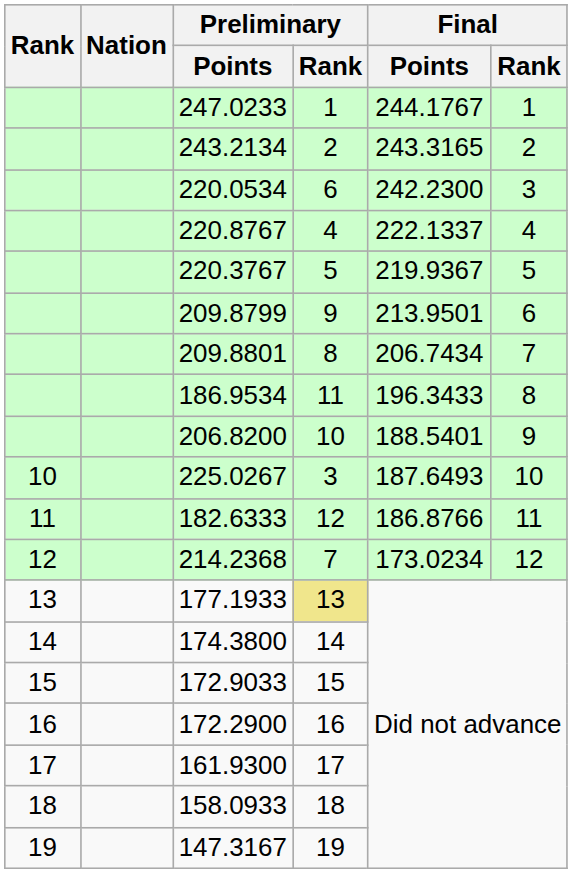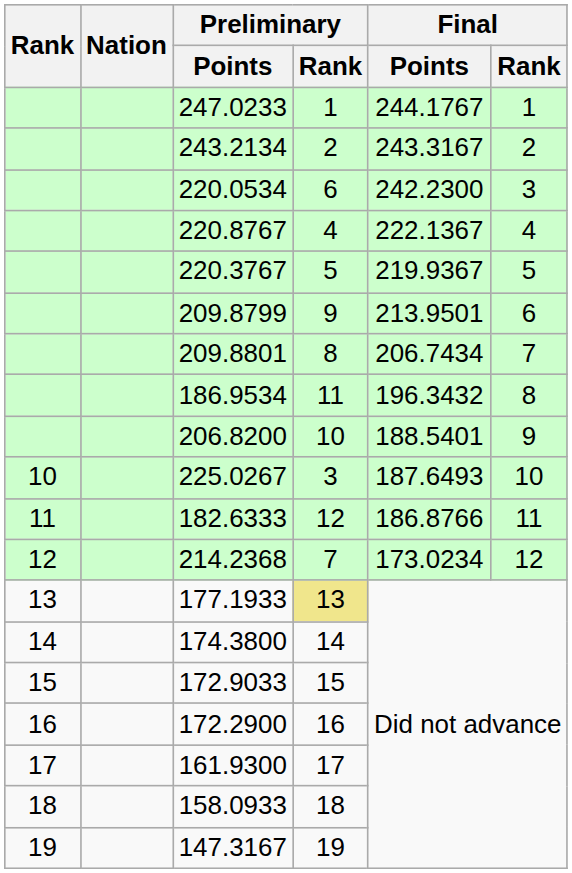(429, 148) 243.3165 -> (429, 148) 243.3167
(429, 230) 222.1337 -> (429, 230) 222.1367
(429, 395) 196.3433 -> (429, 395) 196.3432
